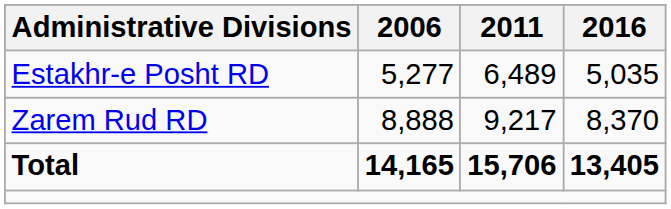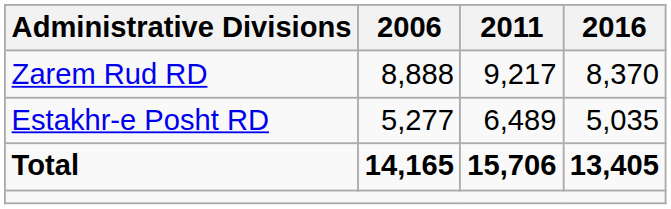rows swapped: (140, 73) <-> (110, 119)
